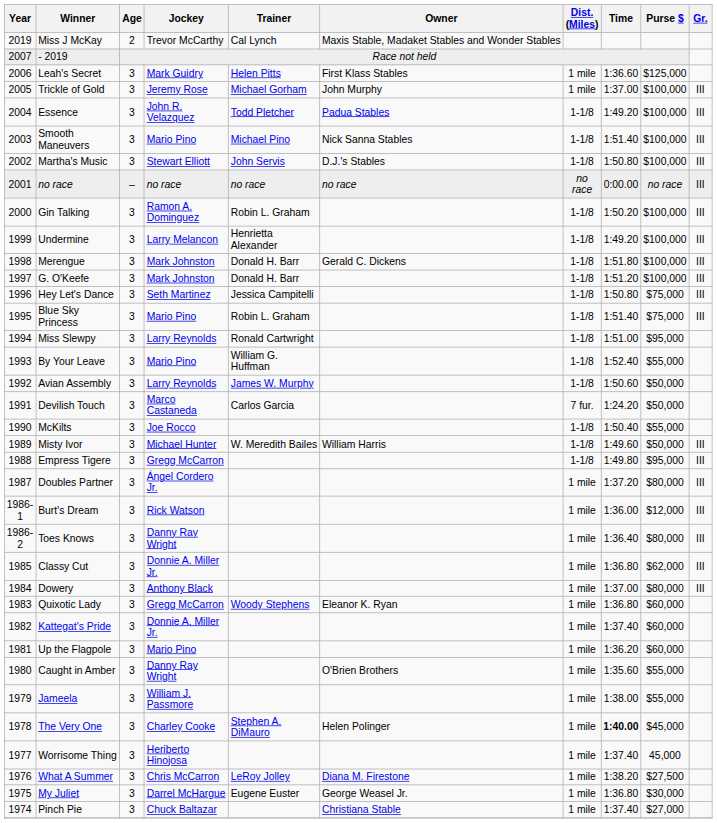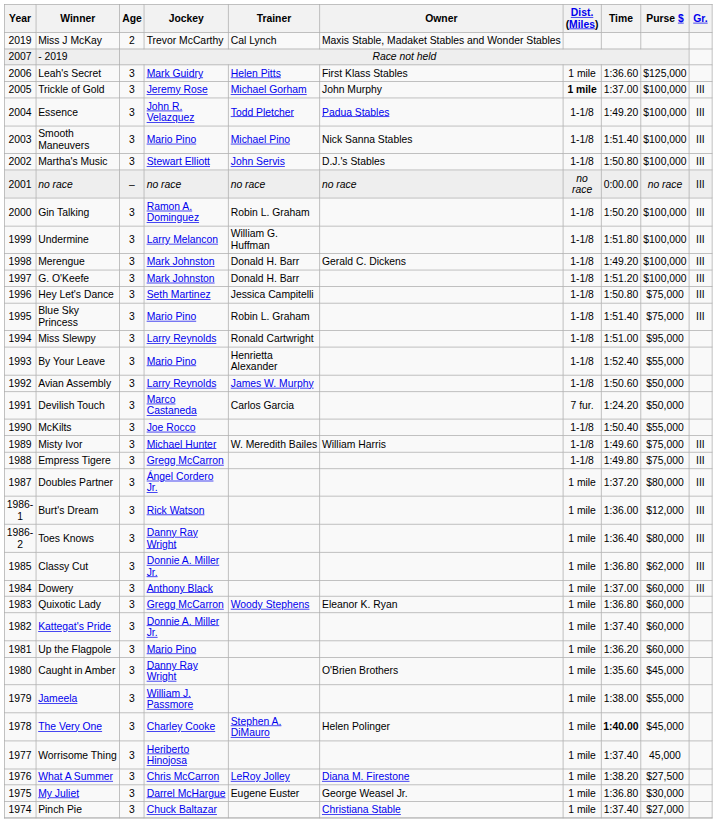(582, 90) normal -> (582, 90) bold
(254, 240) Henrietta Alexander -> (254, 240) William G. Huffman
(621, 240) 1:49.20 -> (621, 240) 1:51.80
(621, 262) 1:51.80 -> (621, 262) 1:49.20
(254, 361) William G. Huffman -> (254, 361) Henrietta Alexander
(665, 444) $50,000 -> (665, 444) $75,000
(665, 461) $95,000 -> (665, 461) $75,000
(665, 589) $80,000 -> (665, 589) $60,000
(665, 671) $55,000 -> (665, 671) $45,000
